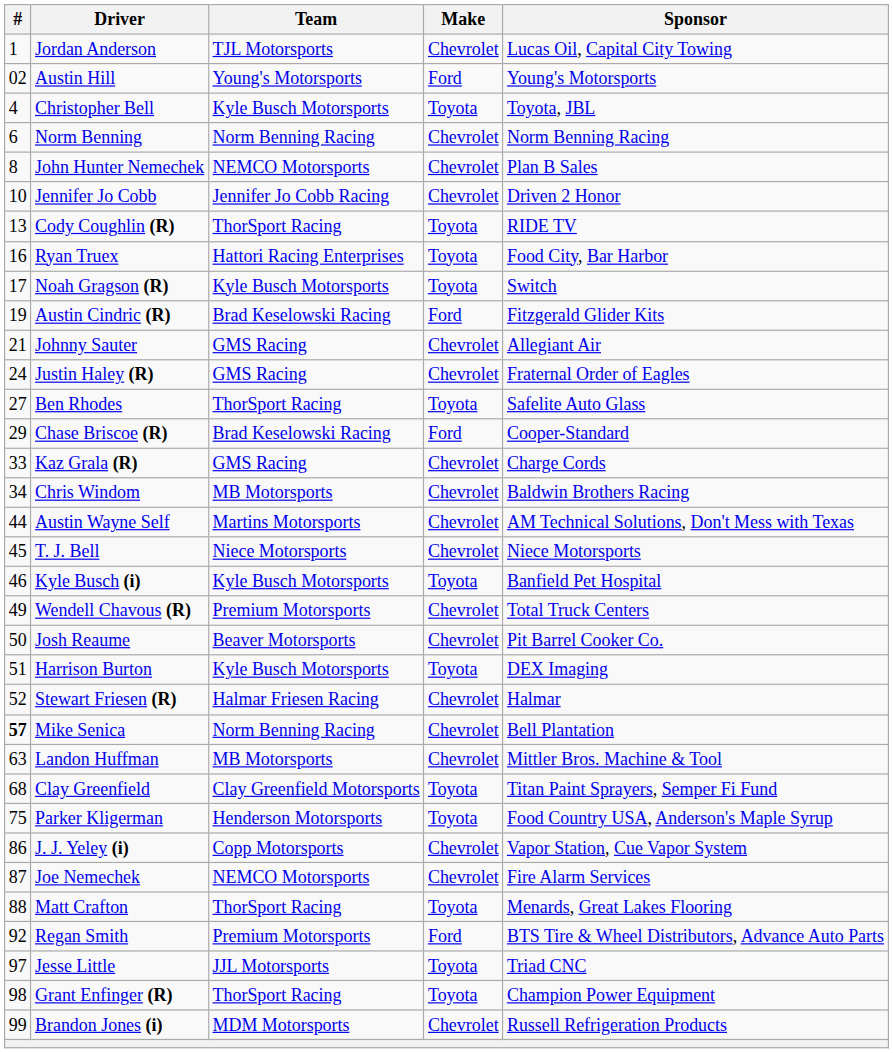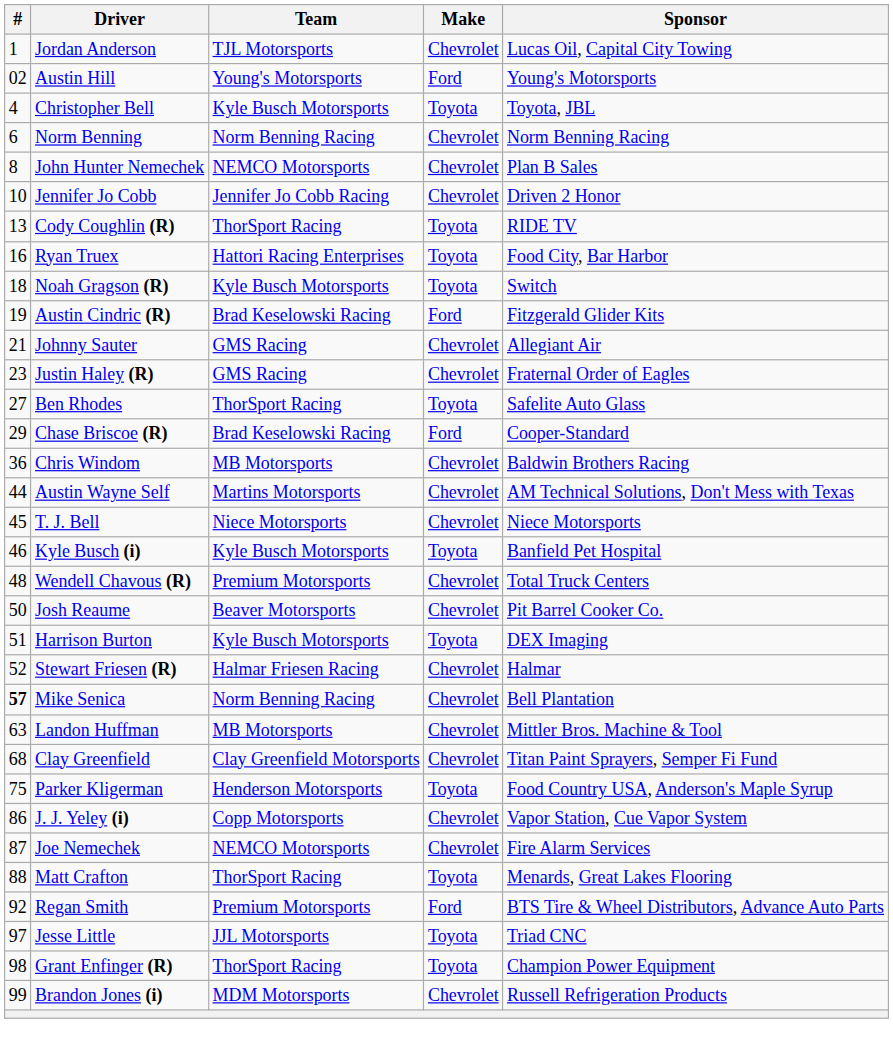(18, 285) 17 -> (18, 285) 18
(18, 374) 24 -> (18, 374) 23
- row: (86, 463)
(18, 492) 34 -> (18, 463) 36
(18, 610) 49 -> (18, 581) 48
(453, 788) Toyota -> (463, 758) Chevrolet
